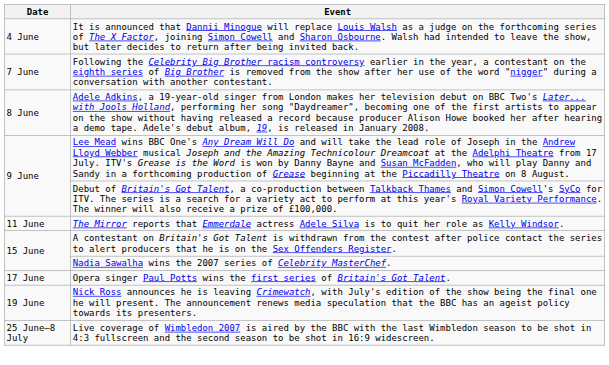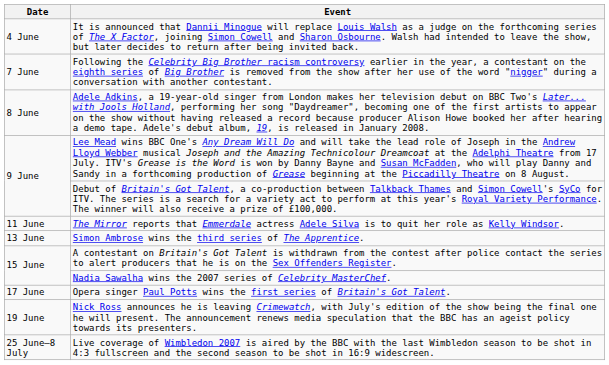+ row: (219, 238)
